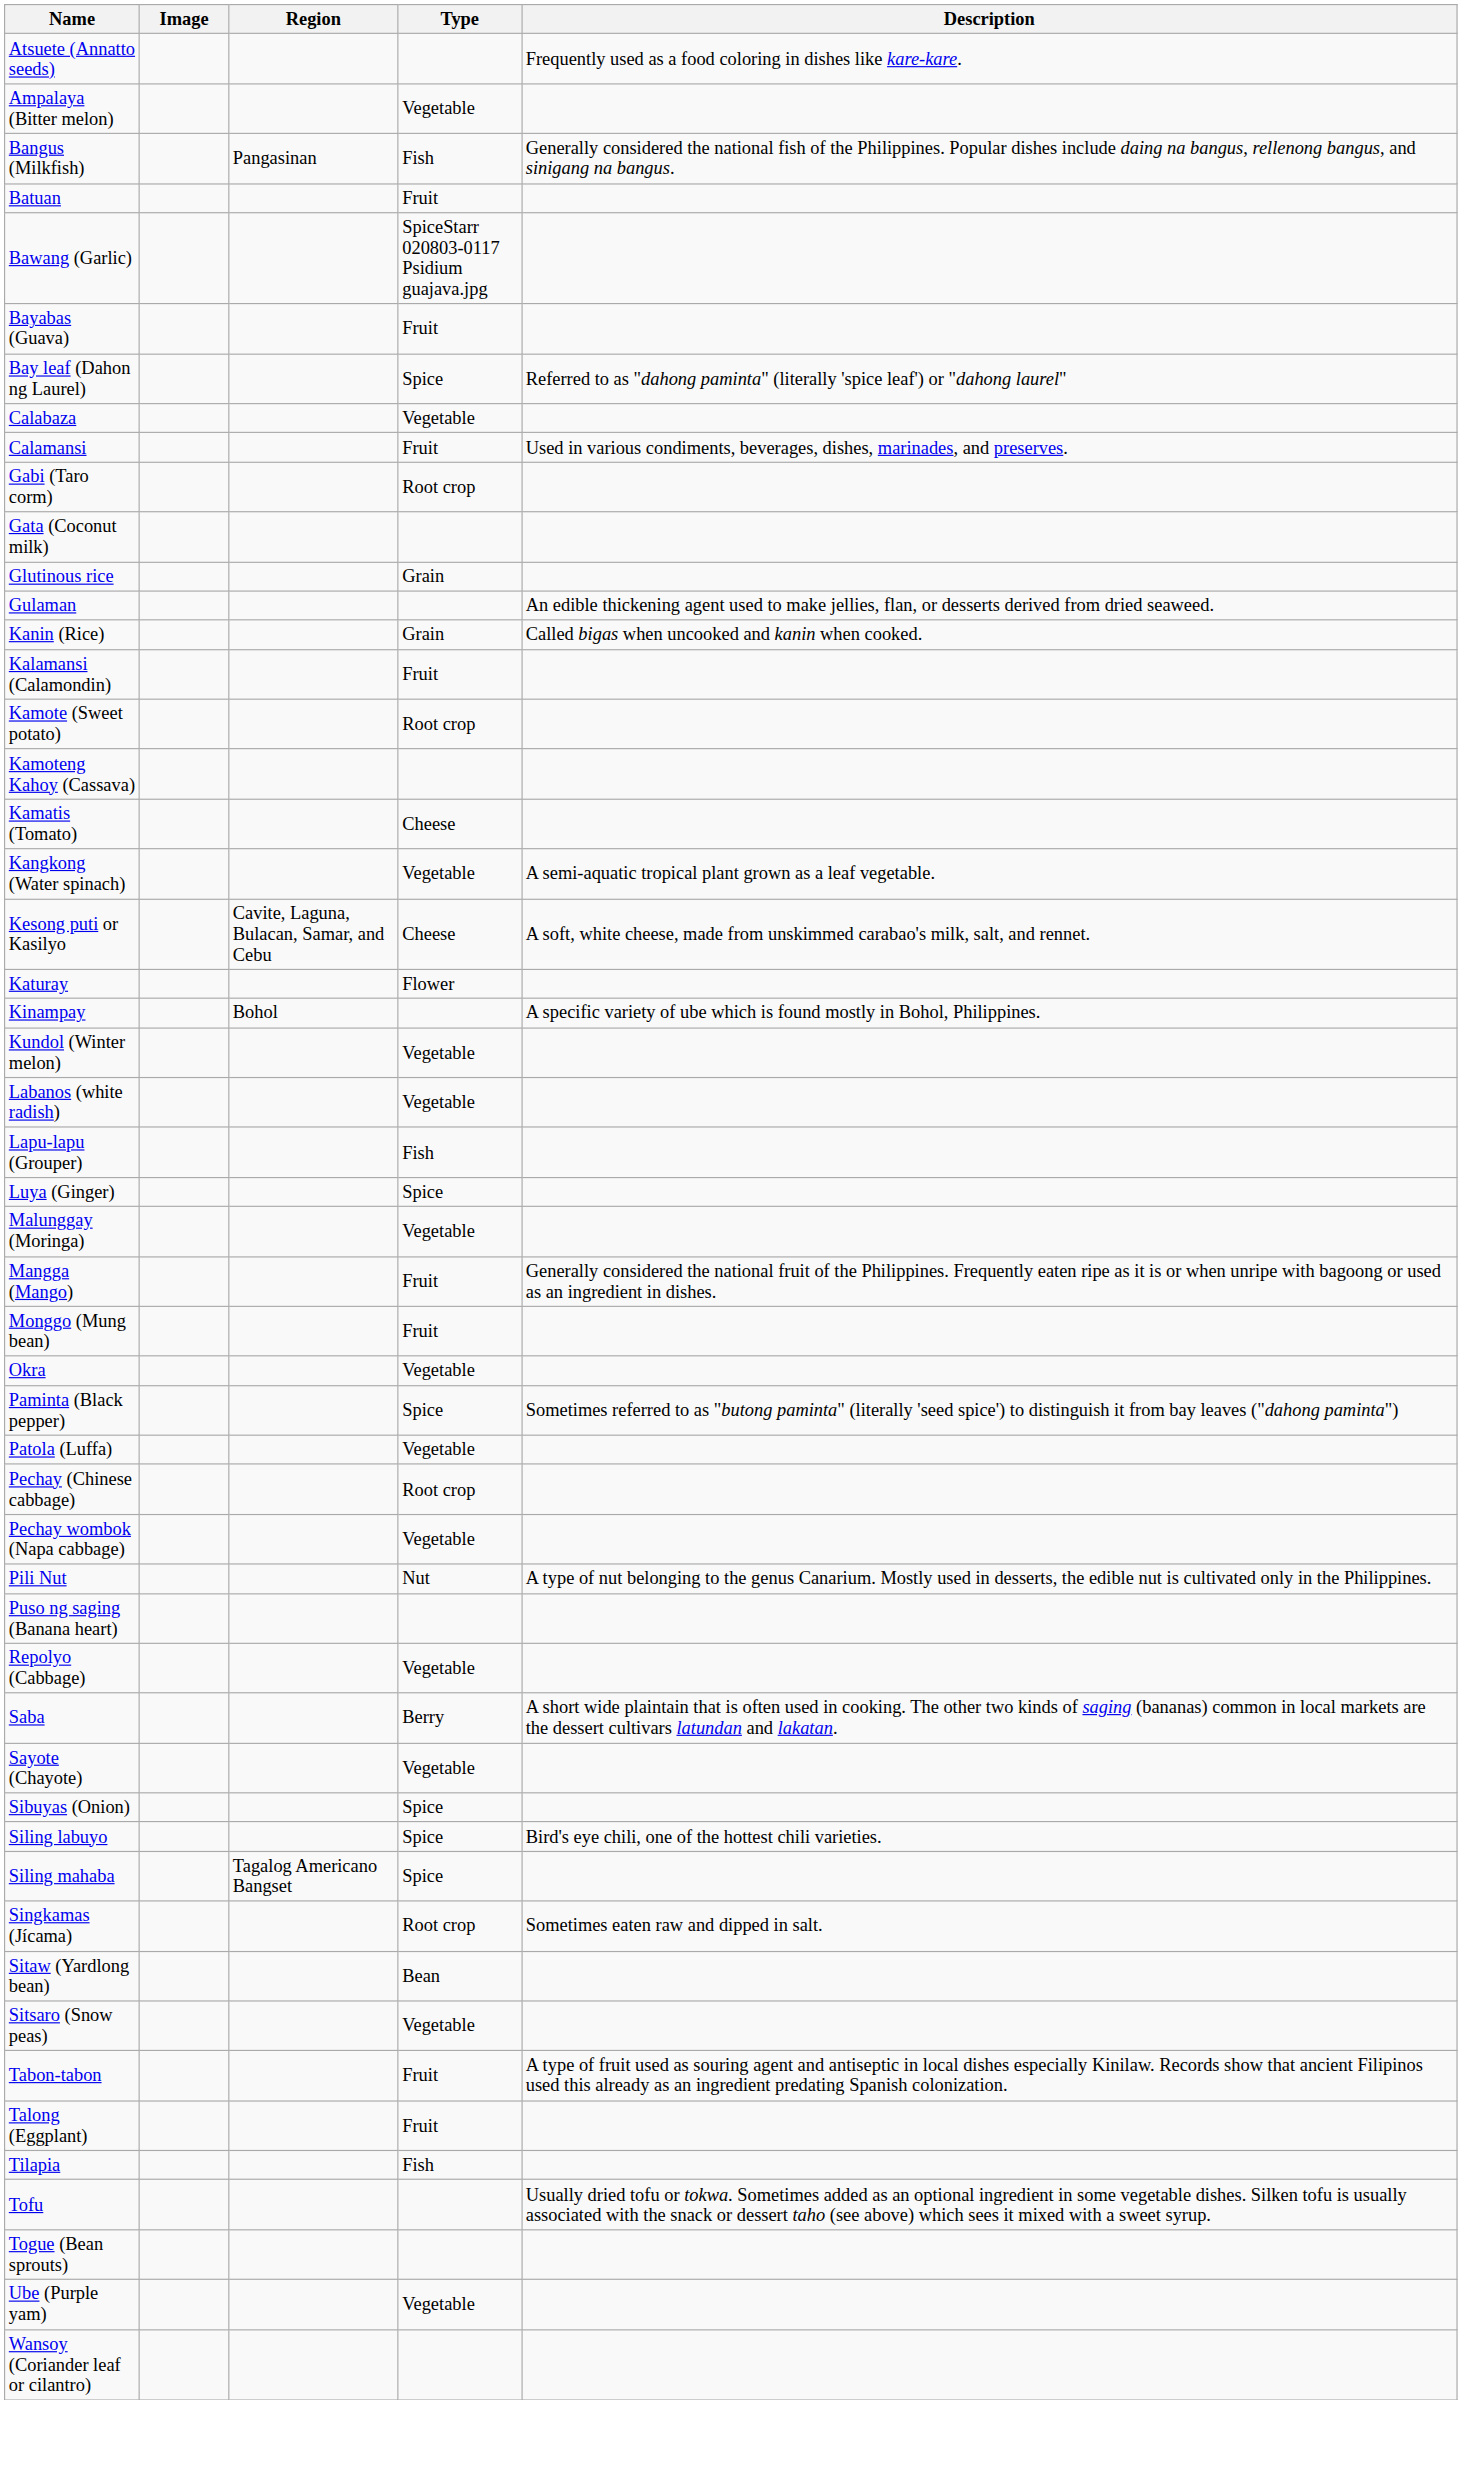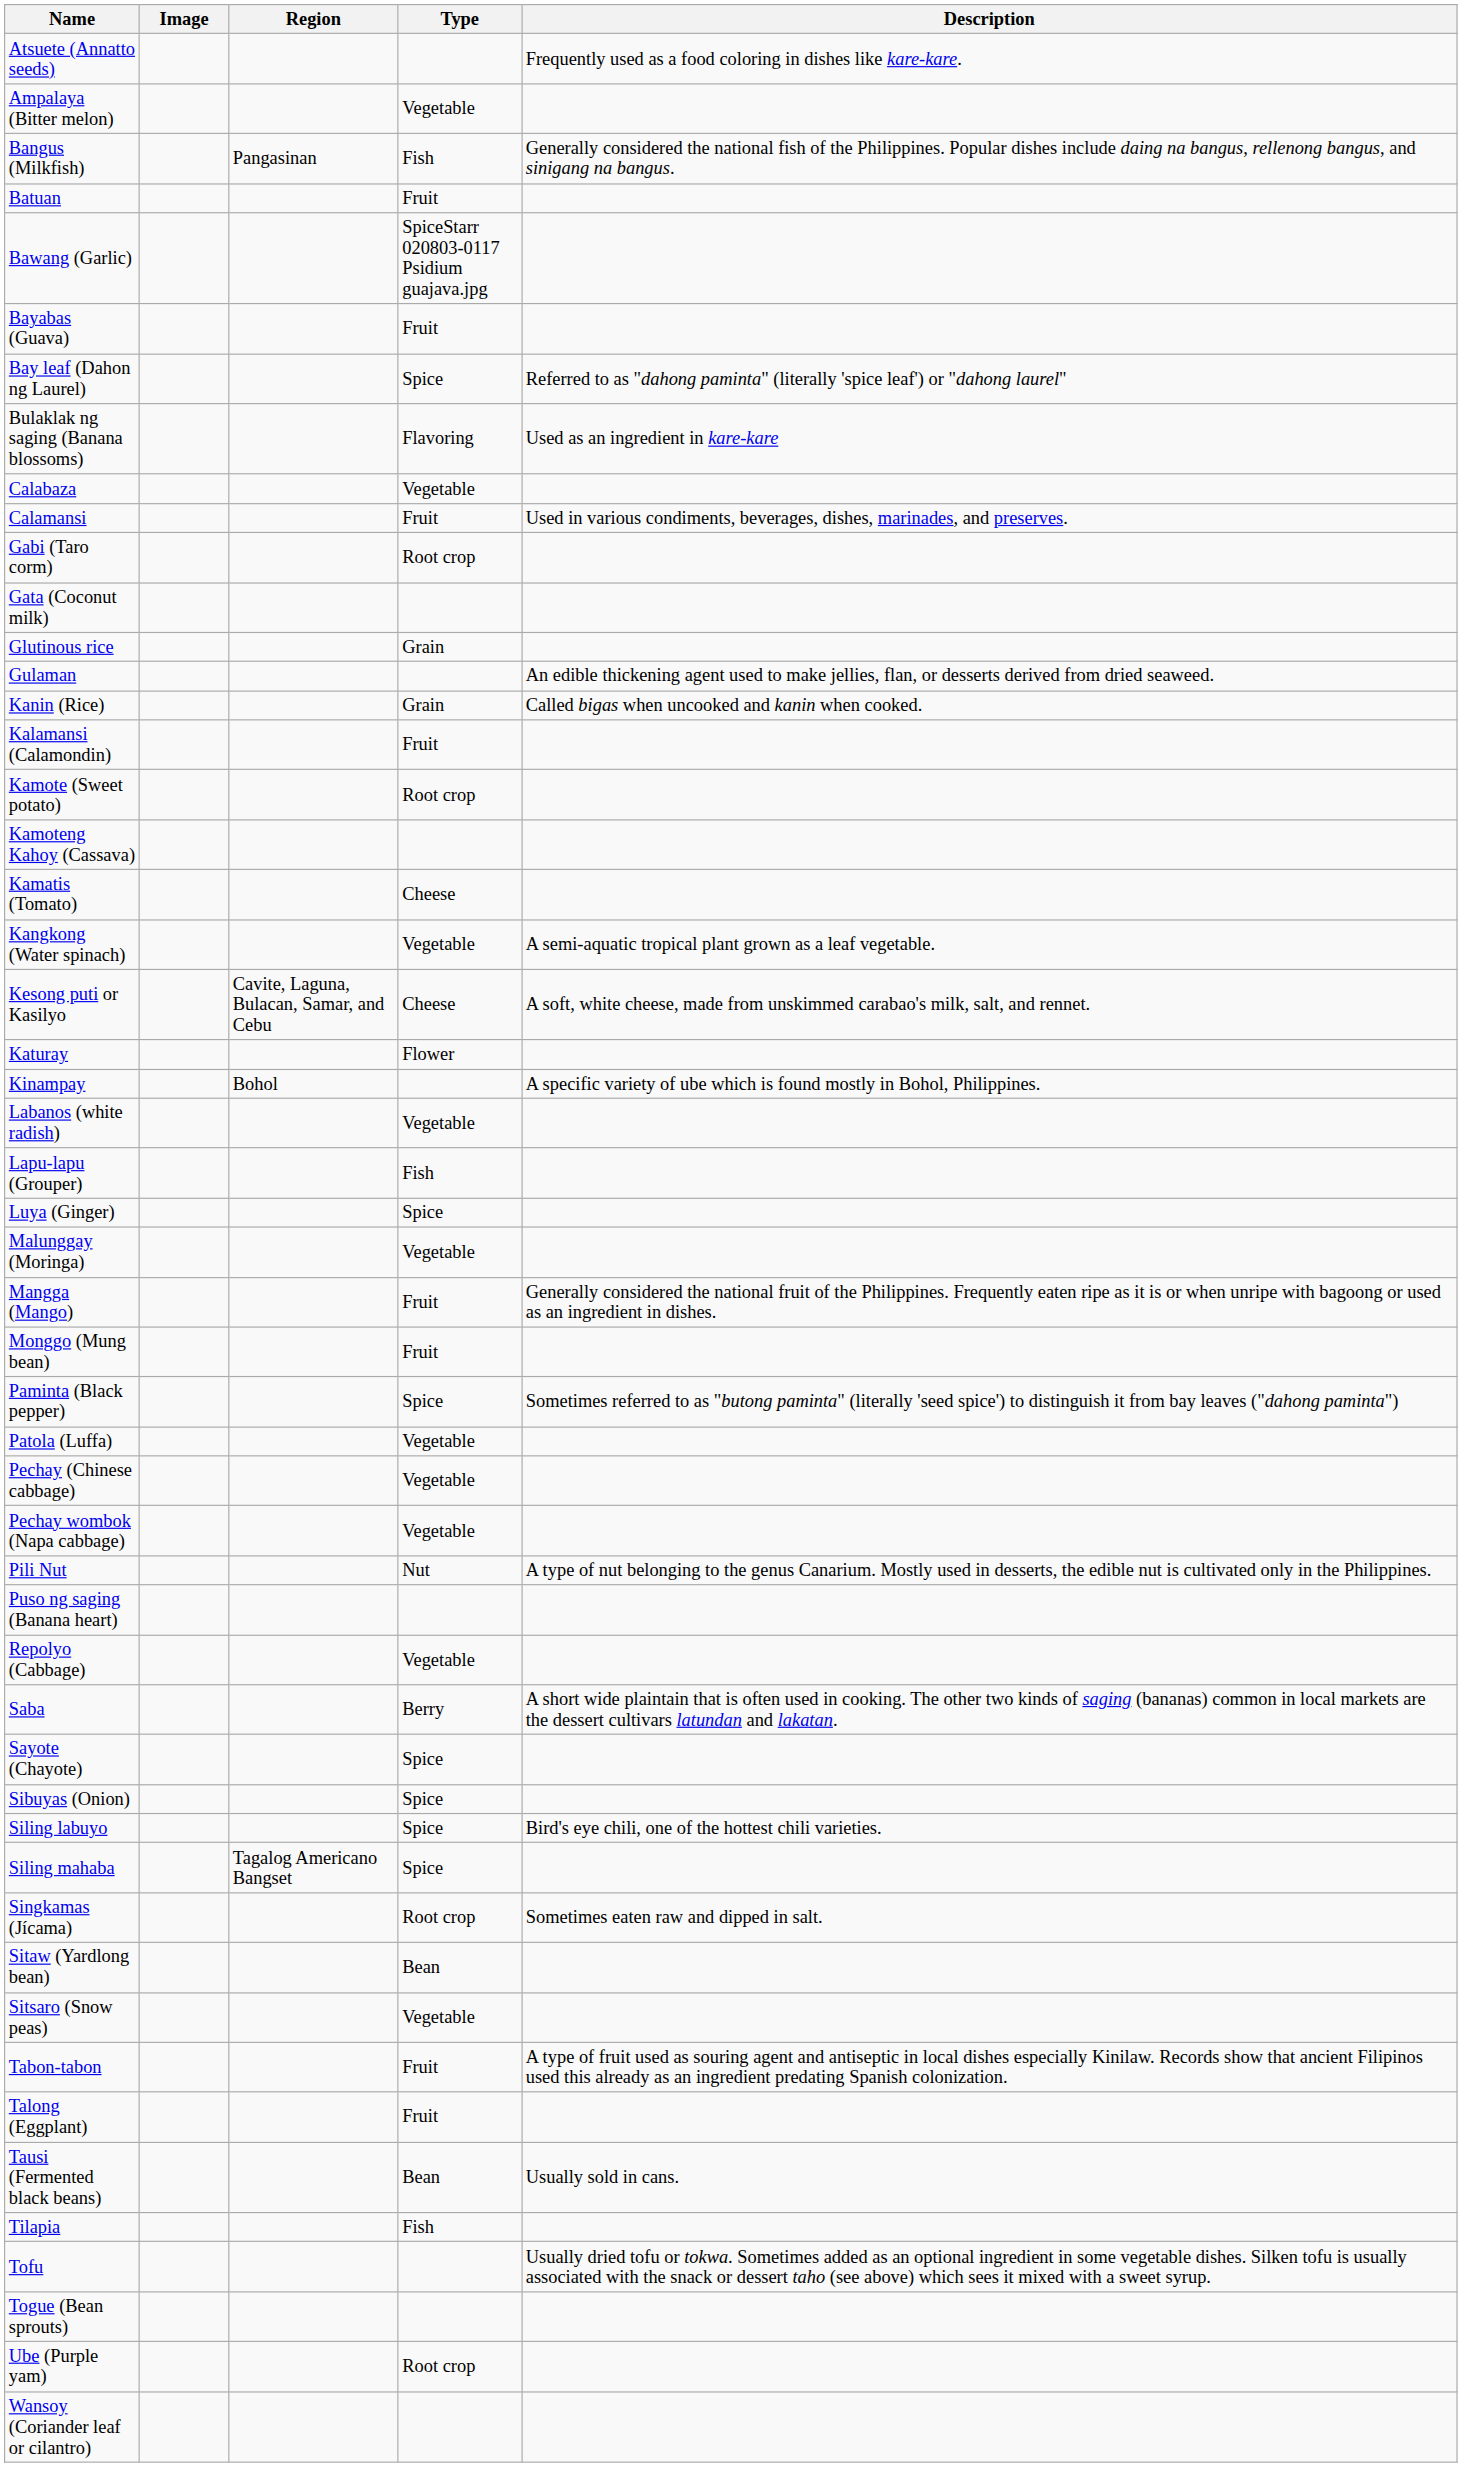+ row: (66, 438)
- row: (67, 1052)
- row: (27, 1370)
(439, 1489) Root crop -> (439, 1480) Vegetable
(439, 1767) Vegetable -> (423, 1759) Spice
+ row: (55, 2177)
(439, 2304) Vegetable -> (439, 2366) Root crop
